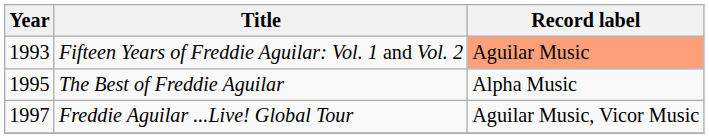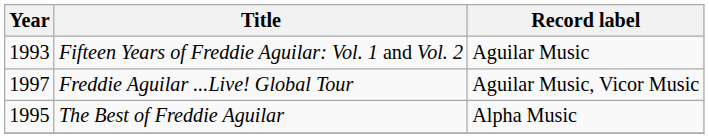(531, 52) lightsalmon background -> (531, 52) no background
rows swapped: (171, 84) <-> (206, 116)
